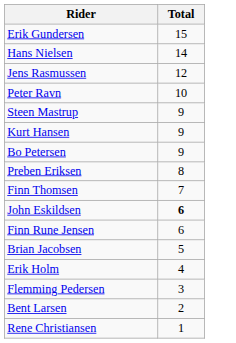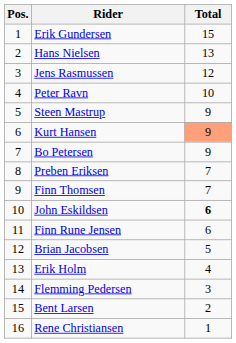+ column: (18, 14)
(181, 53) 14 -> (208, 53) 13
(181, 131) no background -> (208, 131) lightsalmon background
(181, 171) 8 -> (208, 171) 7
